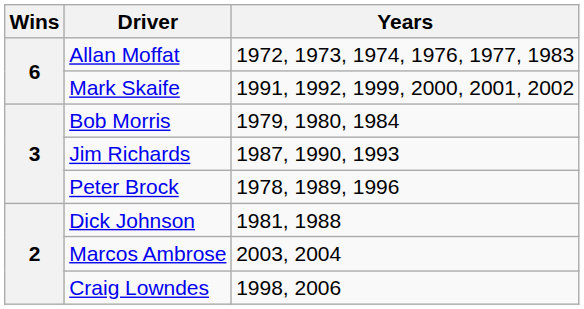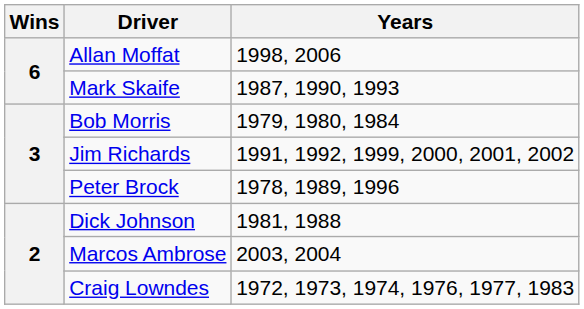(405, 55) 1972, 1973, 1974, 1976, 1977, 1983 -> (289, 55) 1998, 2006
(405, 88) 1991, 1992, 1999, 2000, 2001, 2002 -> (318, 88) 1987, 1990, 1993
(318, 154) 1987, 1990, 1993 -> (405, 154) 1991, 1992, 1999, 2000, 2001, 2002
(289, 287) 1998, 2006 -> (405, 287) 1972, 1973, 1974, 1976, 1977, 1983
